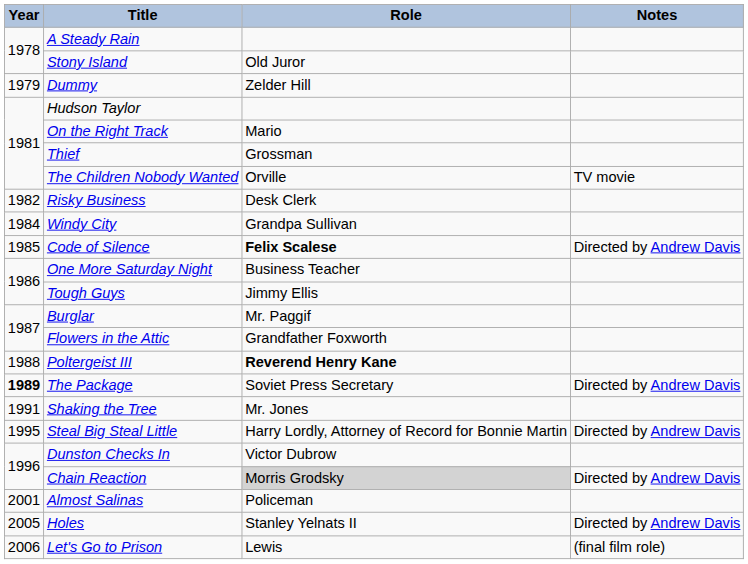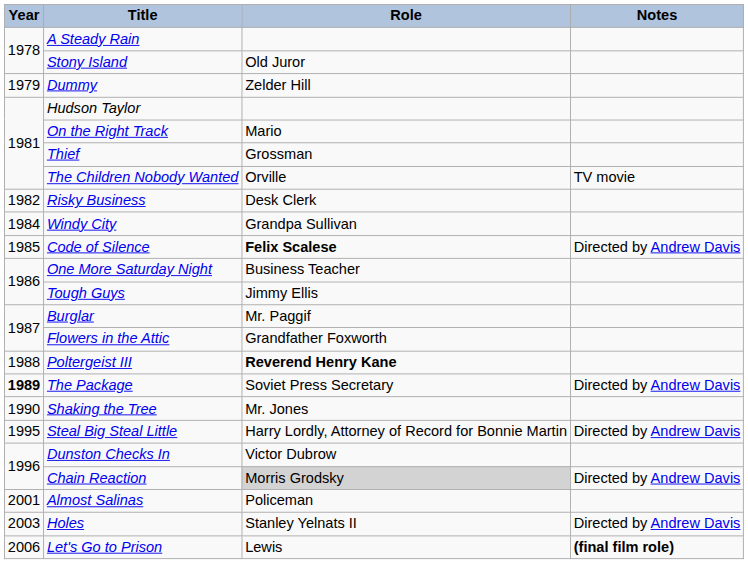(24, 408) 1991 -> (24, 408) 1990
(24, 524) 2005 -> (24, 524) 2003
(619, 547) normal -> (624, 547) bold
